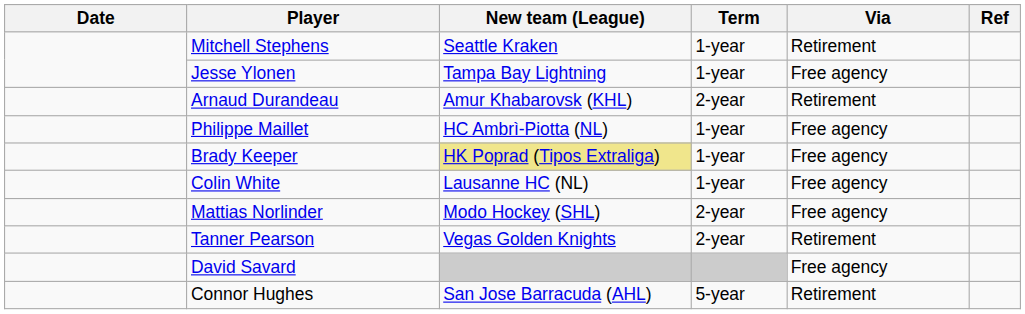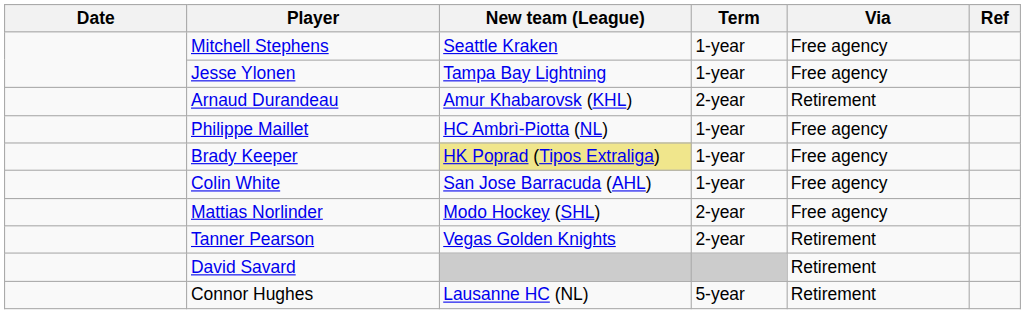(833, 45) Retirement -> (839, 45) Free agency
(516, 184) Lausanne HC (NL) -> (547, 184) San Jose Barracuda (AHL)
(839, 267) Free agency -> (833, 267) Retirement
(547, 294) San Jose Barracuda (AHL) -> (516, 294) Lausanne HC (NL)
